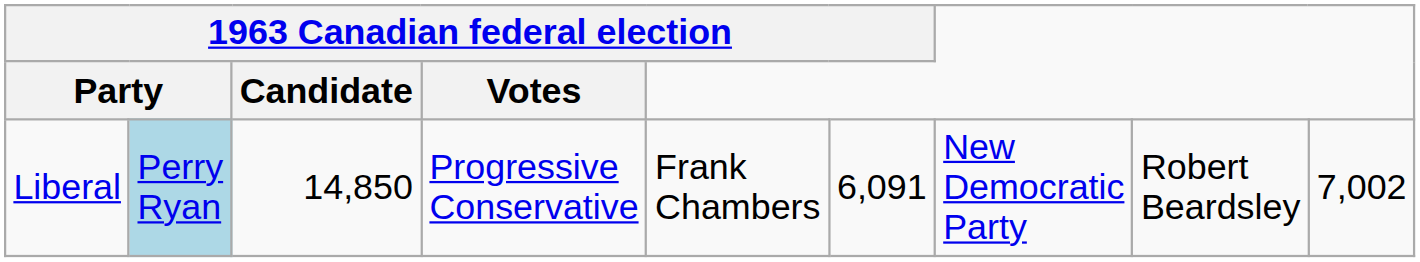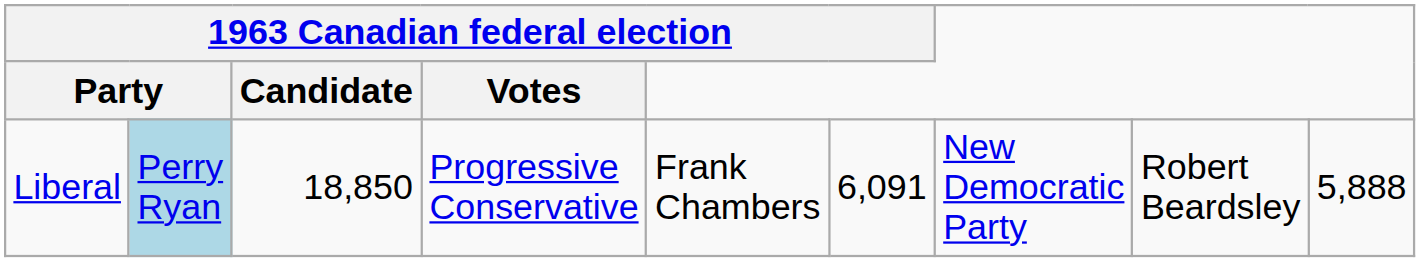(358, 186) 14,850 -> (358, 186) 18,850
(1362, 186) 7,002 -> (1362, 186) 5,888
